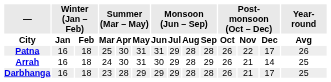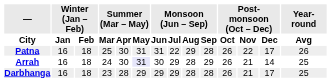(174, 50) 29 -> (174, 50) 22
(191, 50) 28 -> (191, 50) 29
(141, 61) no background -> (141, 61) lavender background
